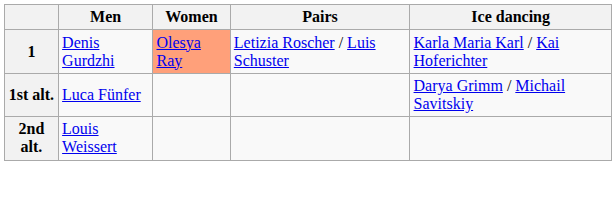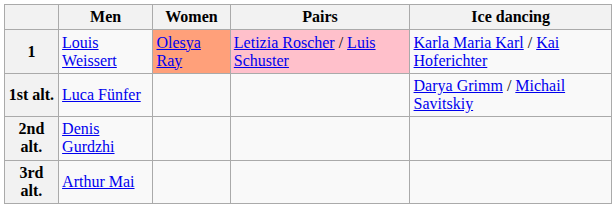(88, 51) Denis Gurdzhi -> (89, 51) Louis Weissert
(305, 51) no background -> (305, 51) pink background
(89, 138) Louis Weissert -> (88, 138) Denis Gurdzhi
+ row: (31, 181)
